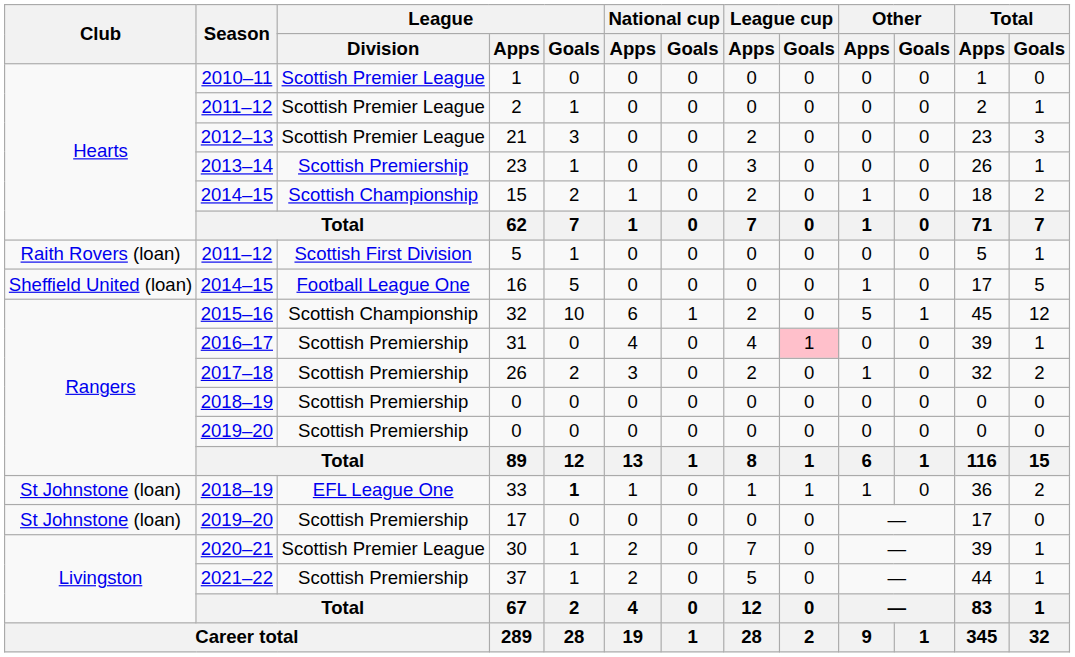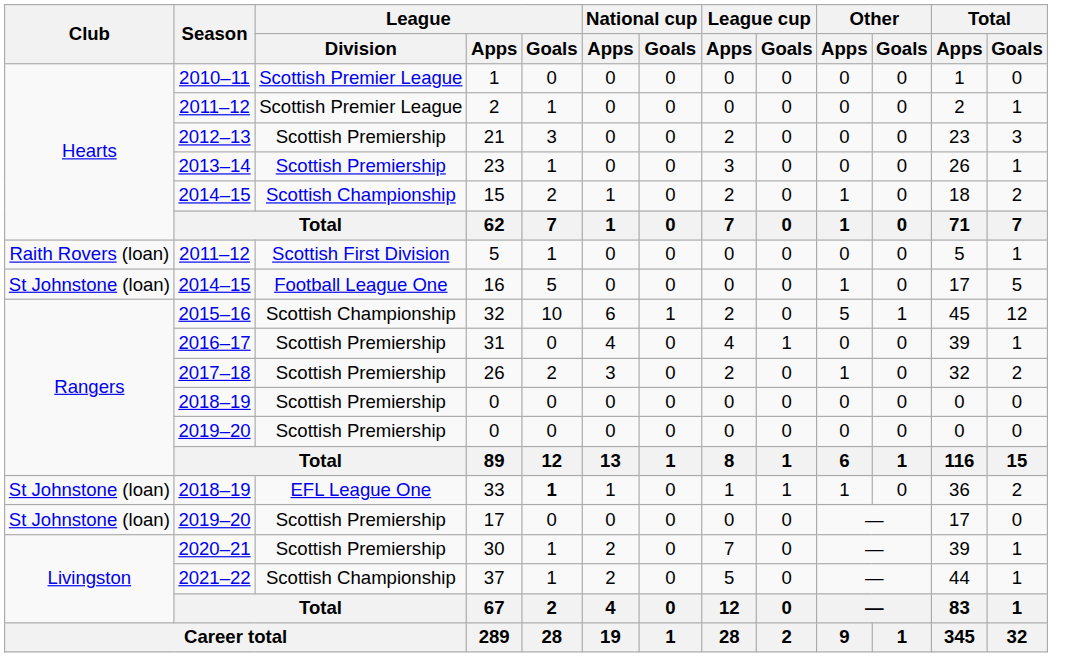(383, 136) Scottish Premier League -> (361, 136) Scottish Premiership
(101, 284) Sheffield United (loan) -> (89, 284) St Johnstone (loan)
(809, 343) pink background -> (787, 343) no background
(383, 549) Scottish Premier League -> (361, 549) Scottish Premiership
(383, 578) Scottish Premiership -> (361, 578) Scottish Championship
